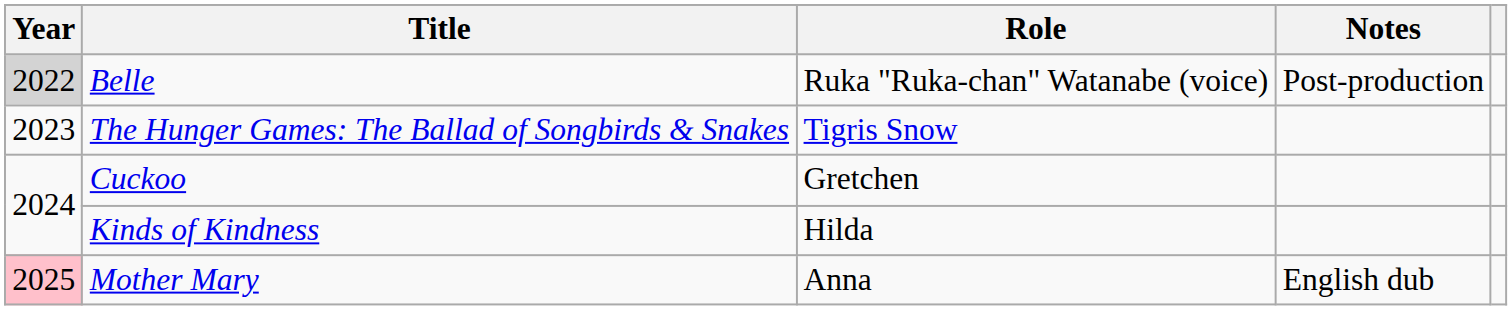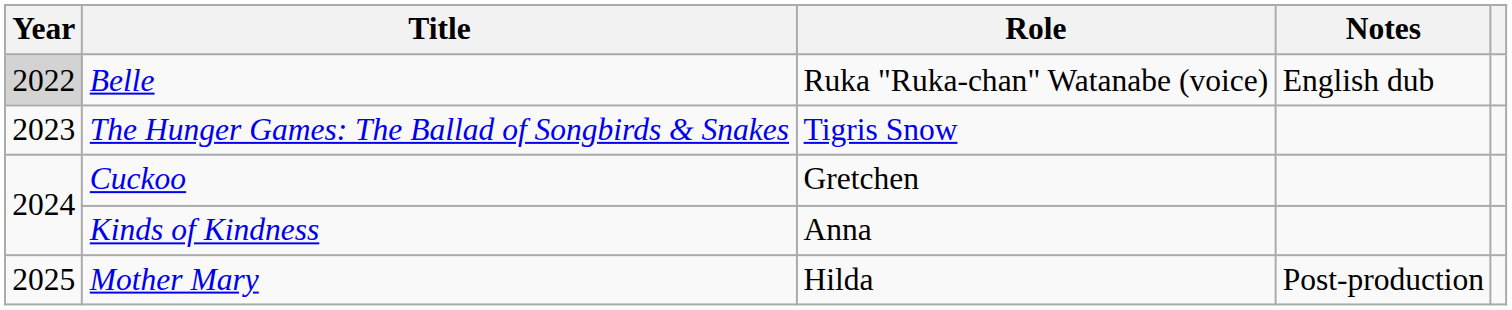(1383, 79) Post-production -> (1358, 79) English dub
(839, 229) Hilda -> (838, 229) Anna
(44, 279) pink background -> (44, 279) no background
(838, 279) Anna -> (839, 279) Hilda
(1358, 279) English dub -> (1383, 279) Post-production
